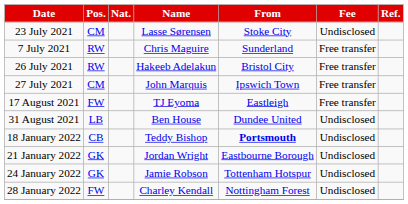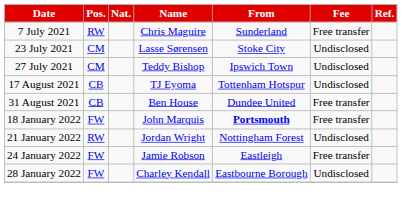rows swapped: (44, 48) <-> (44, 31)
- row: (44, 66)
(176, 84) John Marquis -> (173, 66) Teddy Bishop
(347, 84) Free transfer -> (341, 66) Undisclosed
(96, 102) FW -> (96, 84) CB
(268, 102) Eastleigh -> (261, 84) Tottenham Hotspur
(347, 102) Free transfer -> (341, 84) Undisclosed
(96, 119) LB -> (96, 102) CB
(347, 119) Undisclosed -> (341, 102) Free transfer
(96, 137) CB -> (96, 119) FW
(176, 137) Teddy Bishop -> (173, 119) John Marquis
(347, 137) Undisclosed -> (341, 119) Free transfer
(96, 155) GK -> (96, 137) RW
(268, 155) Eastbourne Borough -> (261, 137) Nottingham Forest
(96, 173) GK -> (96, 155) FW
(268, 173) Tottenham Hotspur -> (261, 155) Eastleigh
(347, 173) Undisclosed -> (341, 155) Free transfer
(268, 191) Nottingham Forest -> (261, 173) Eastbourne Borough
